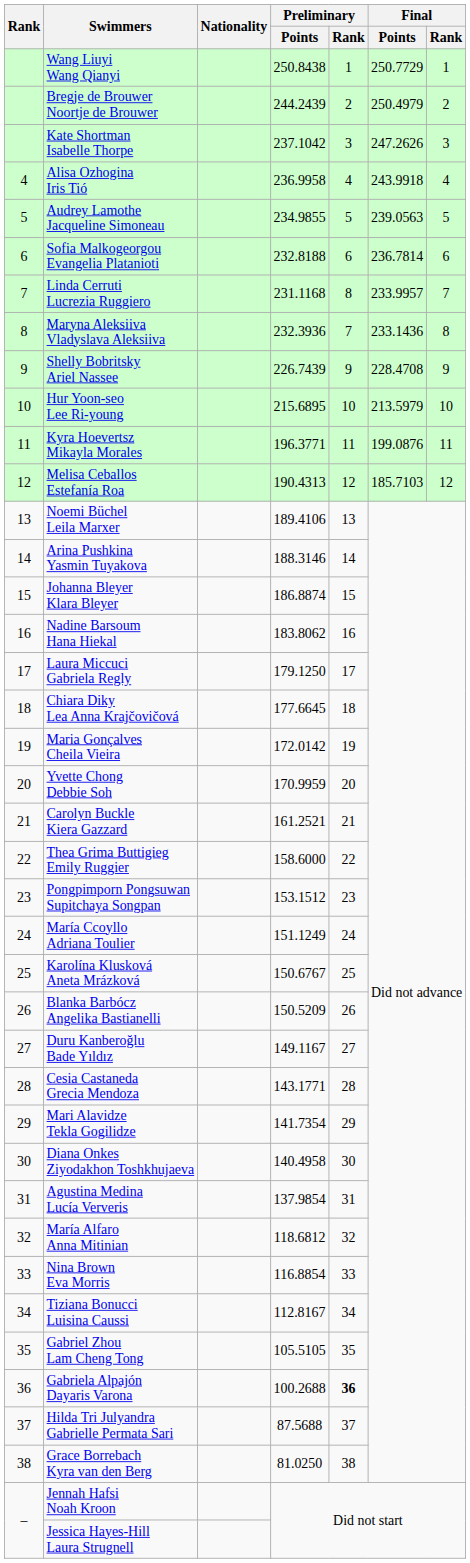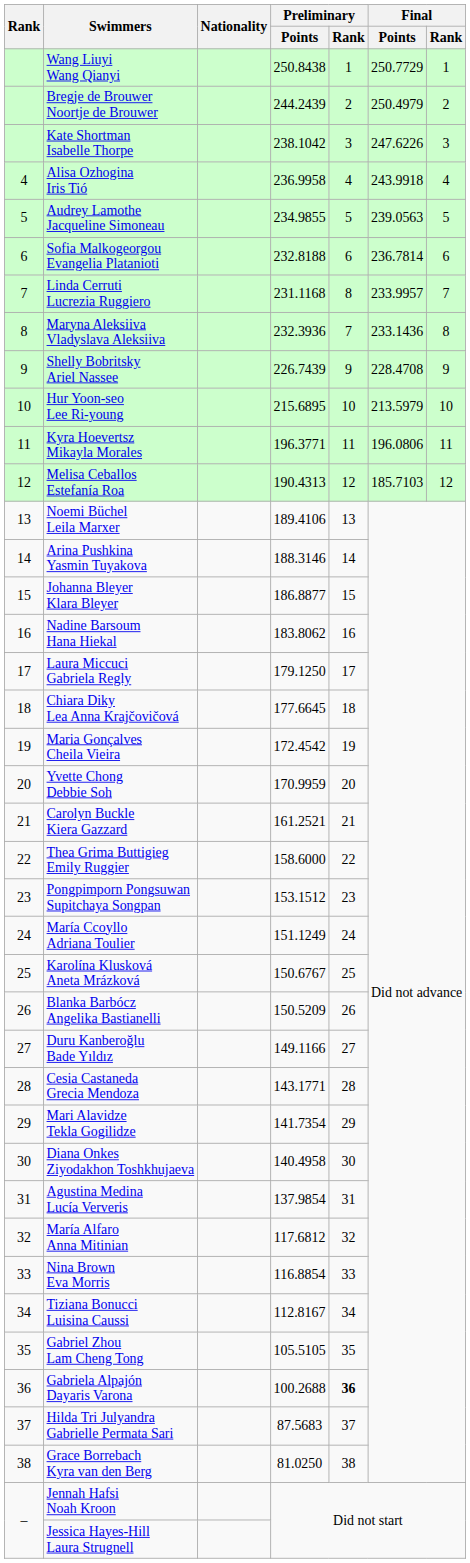(300, 142) 237.1042 -> (300, 142) 238.1042
(397, 142) 247.2626 -> (397, 142) 247.6226
(397, 444) 199.0876 -> (397, 444) 196.0806
(300, 595) 186.8874 -> (300, 595) 186.8877
(300, 746) 172.0142 -> (300, 746) 172.4542
(300, 1048) 149.1167 -> (300, 1048) 149.1166
(300, 1237) 118.6812 -> (300, 1237) 117.6812
(300, 1426) 87.5688 -> (300, 1426) 87.5683
